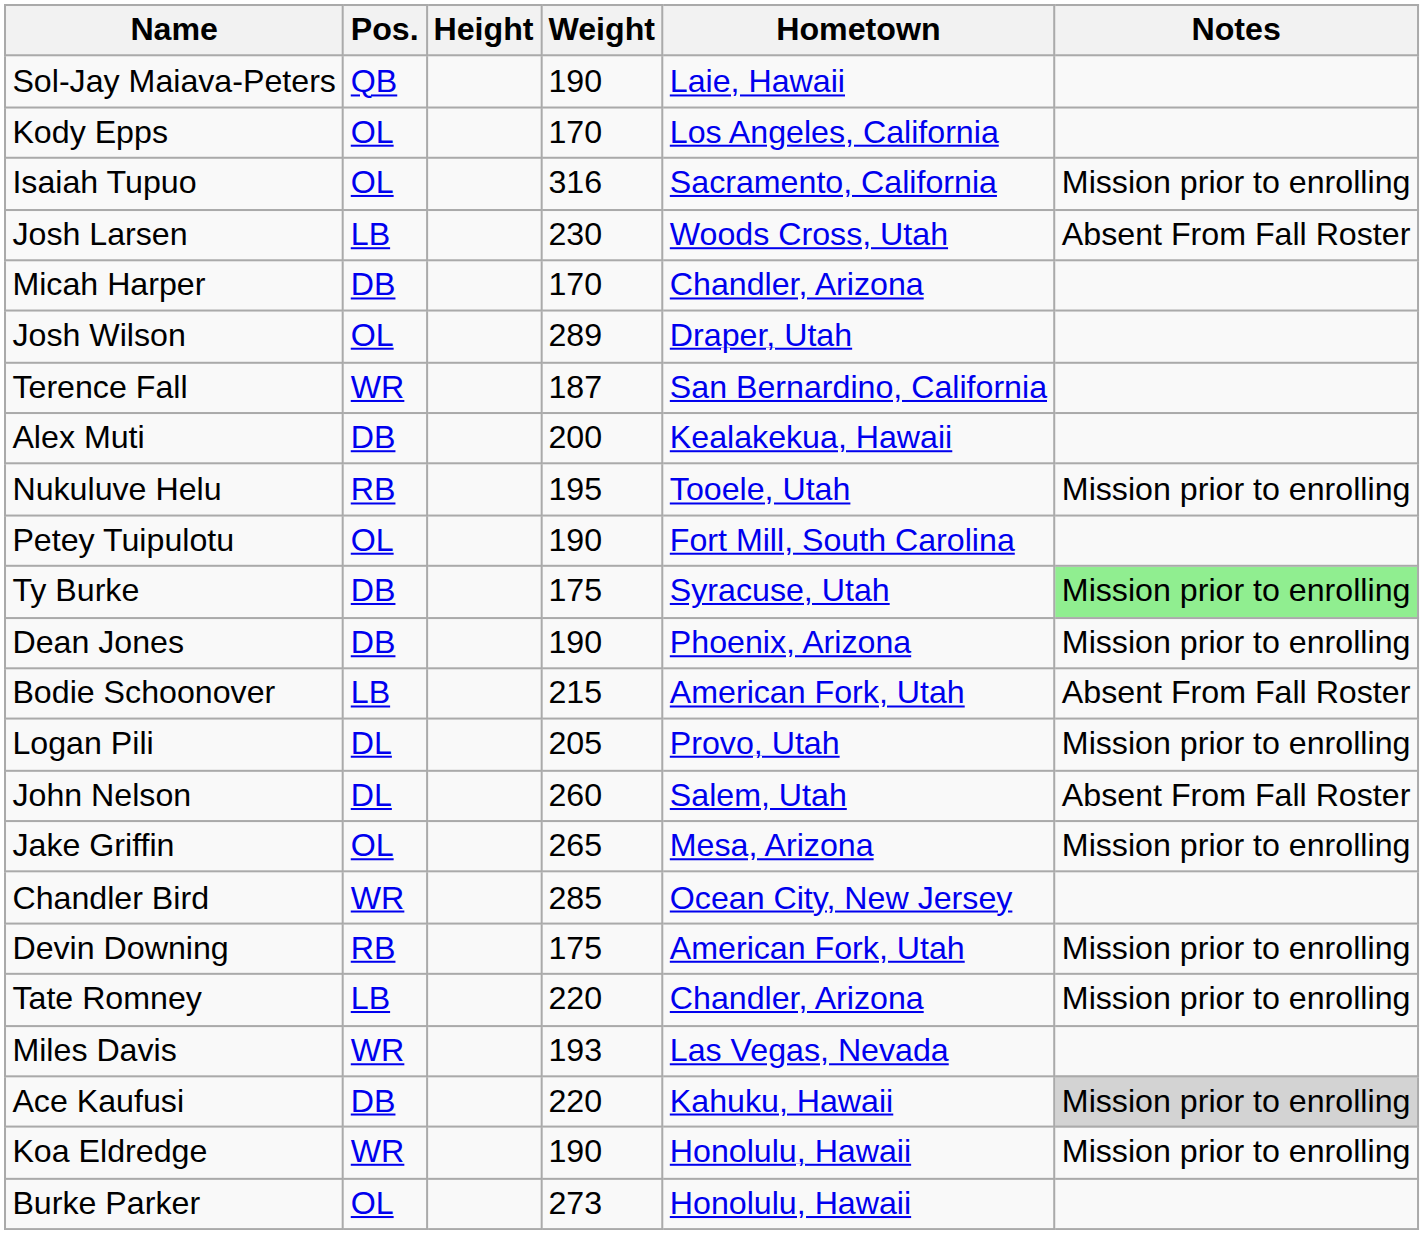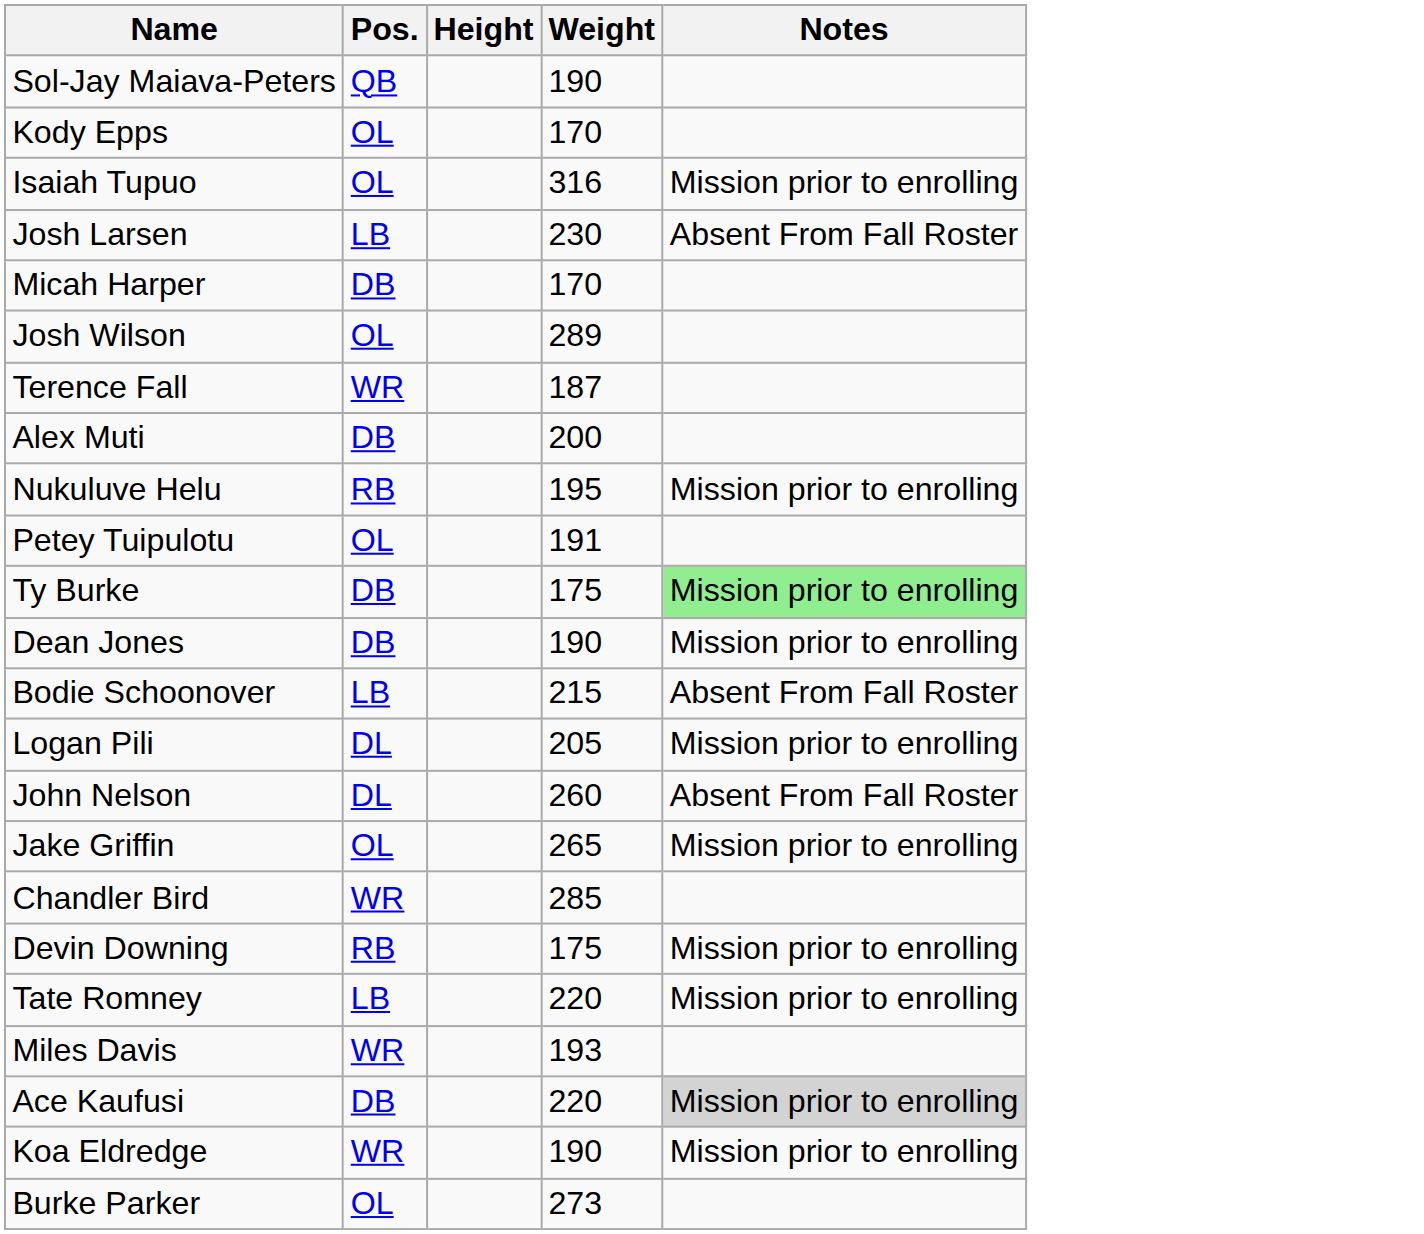- column: (858, 30)
(575, 540) 190 -> (575, 540) 191
